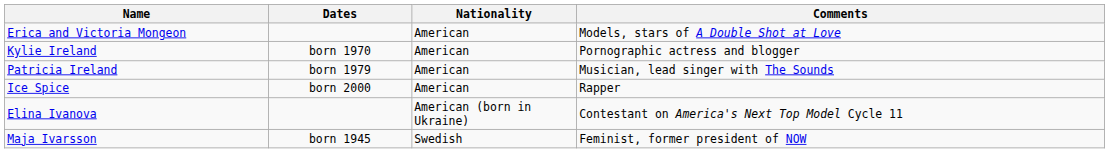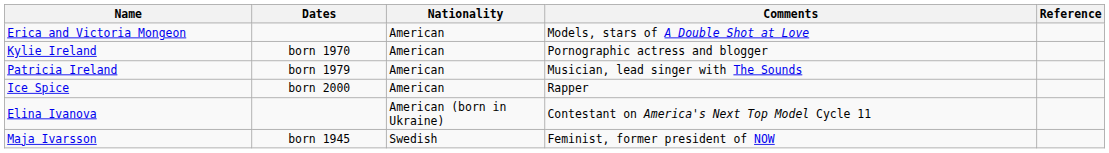+ column: (1071, 14)
